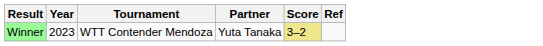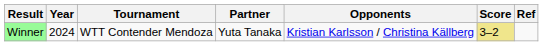+ column: (380, 14)
(62, 32) 2023 -> (62, 32) 2024
